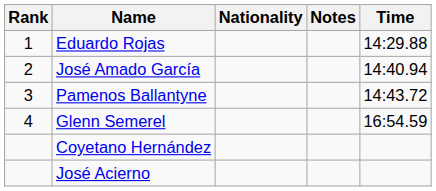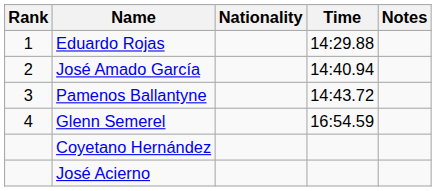columns swapped: (395, 18) <-> (333, 18)
